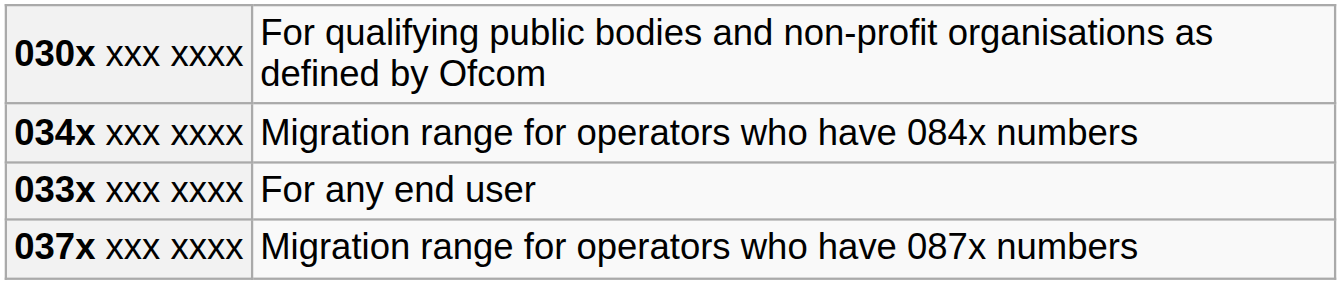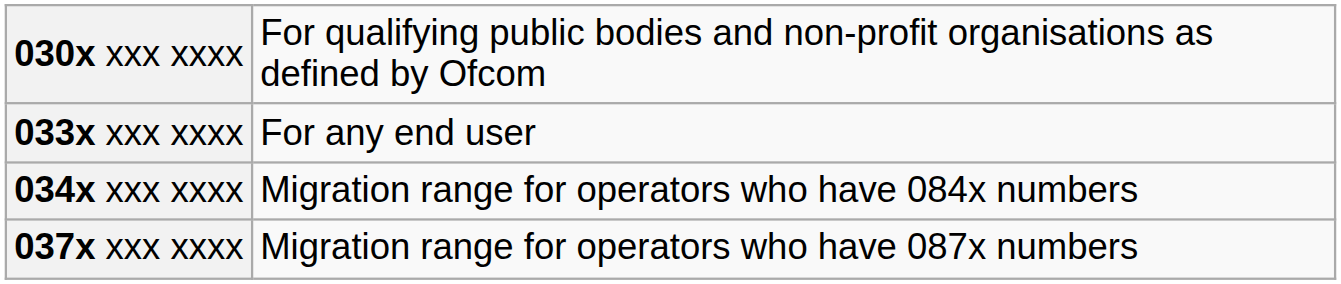rows swapped: (129, 190) <-> (129, 132)
